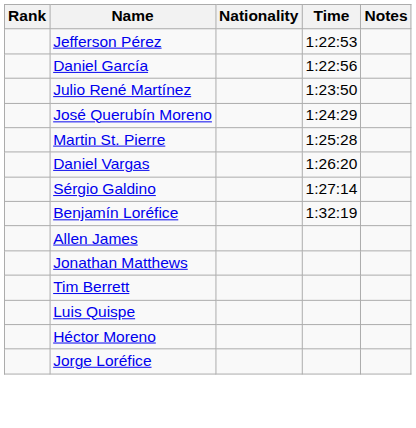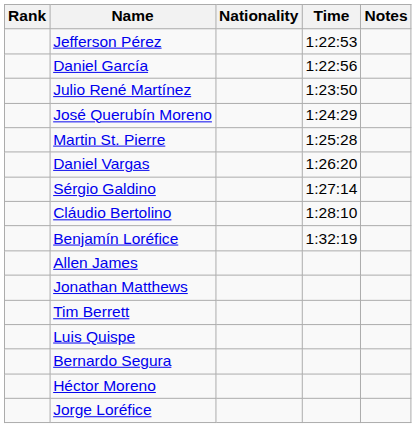+ row: (112, 213)
+ row: (112, 361)
